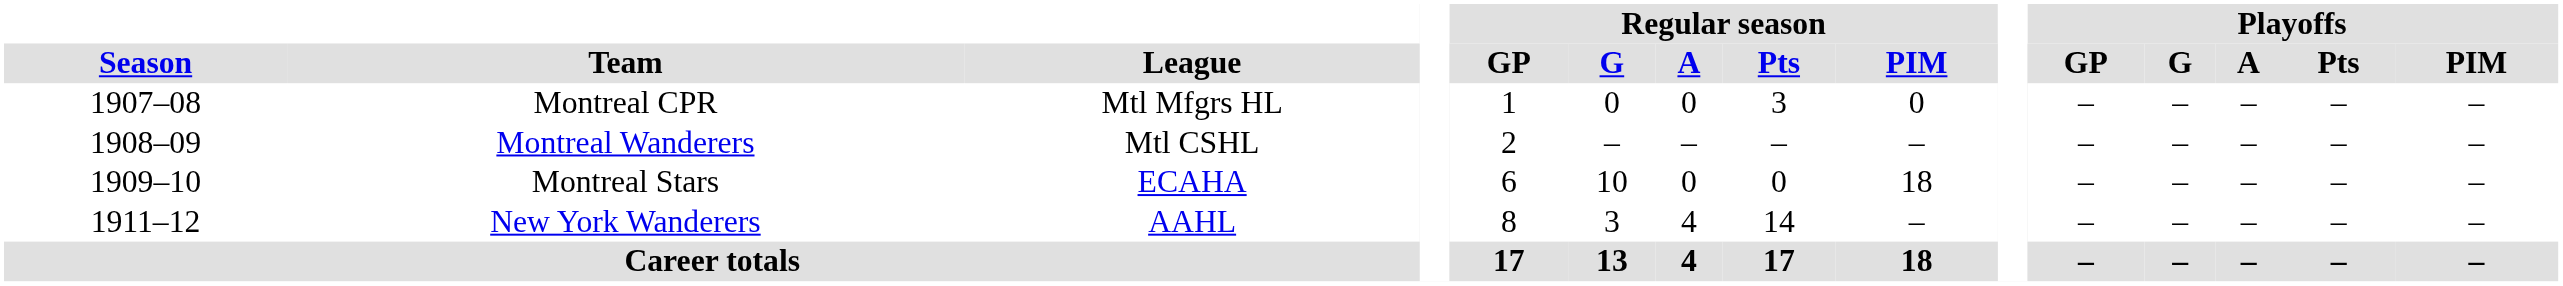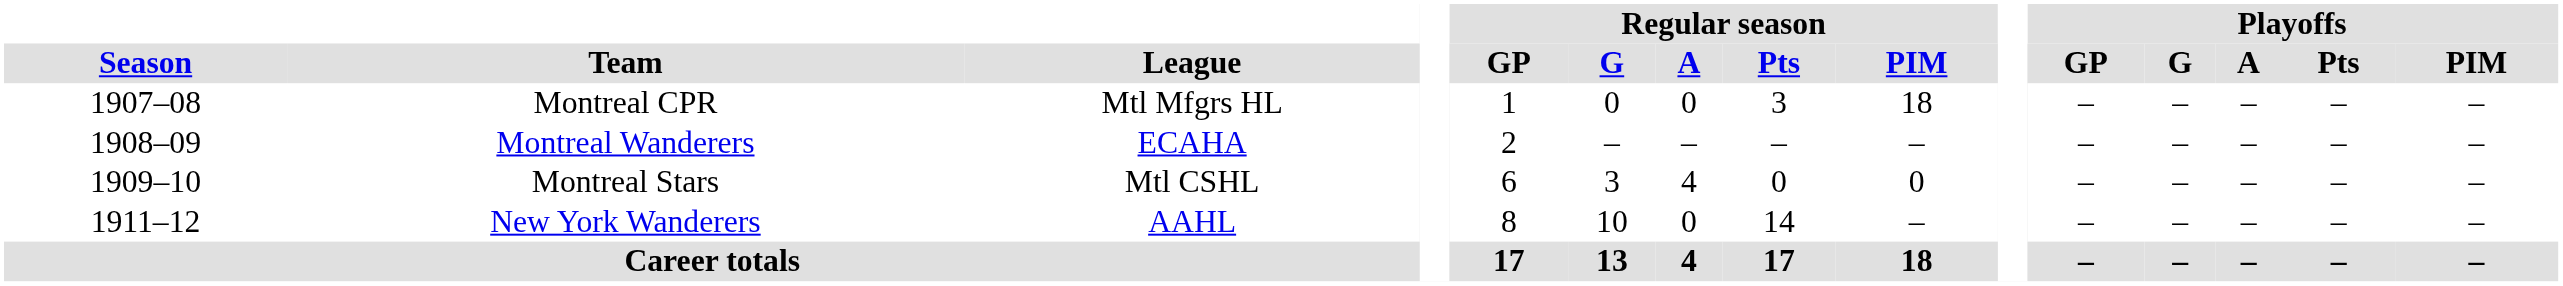(1917, 102) 0 -> (1917, 102) 18
(1192, 142) Mtl CSHL -> (1192, 142) ECAHA
(1192, 181) ECAHA -> (1192, 181) Mtl CSHL
(1612, 181) 10 -> (1612, 181) 3
(1689, 181) 0 -> (1689, 181) 4
(1917, 181) 18 -> (1917, 181) 0
(1612, 221) 3 -> (1612, 221) 10
(1689, 221) 4 -> (1689, 221) 0
